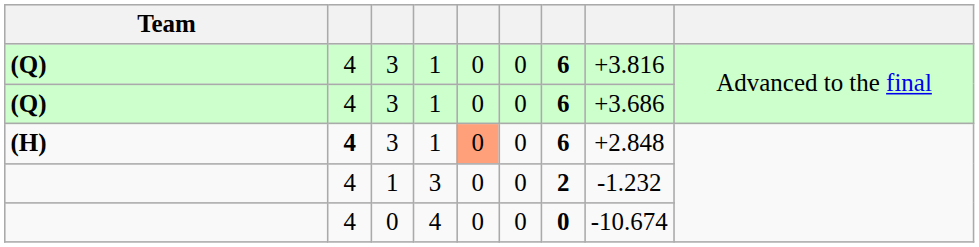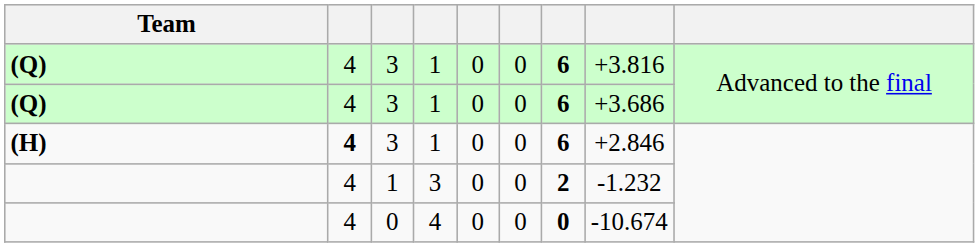(478, 143) lightsalmon background -> (478, 143) no background
(629, 143) +2.848 -> (629, 143) +2.846
